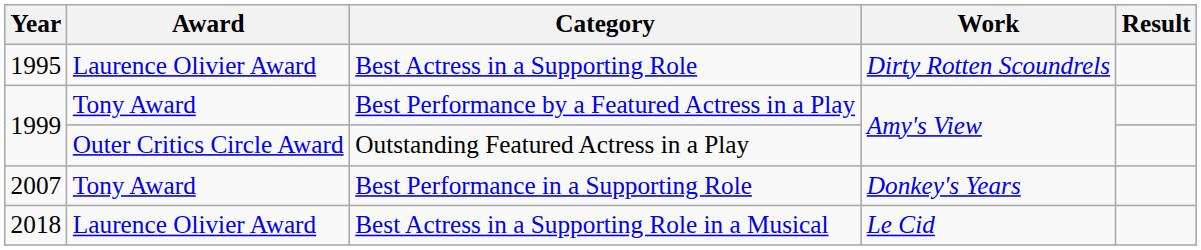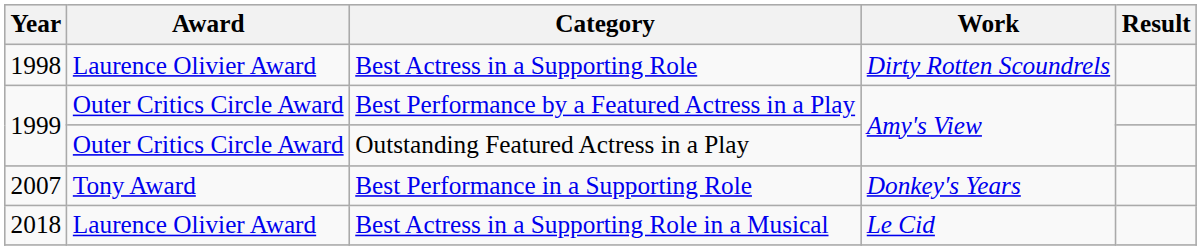(36, 64) 1995 -> (36, 64) 1998
(134, 104) Tony Award -> (208, 104) Outer Critics Circle Award
